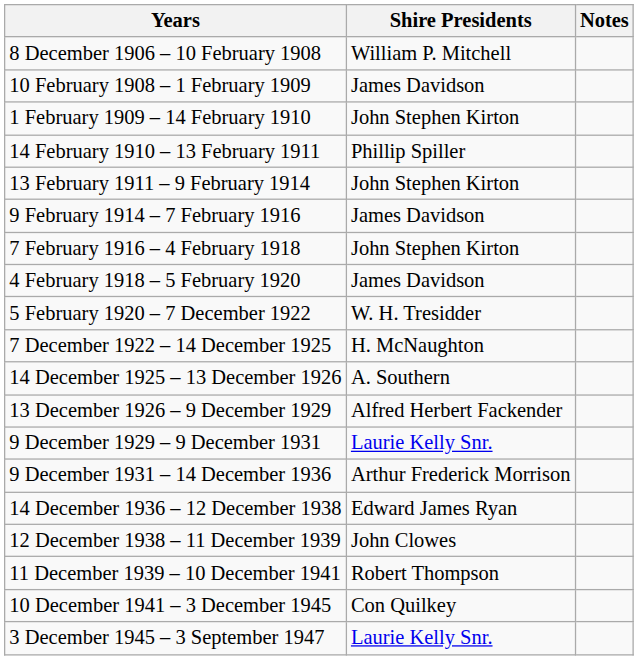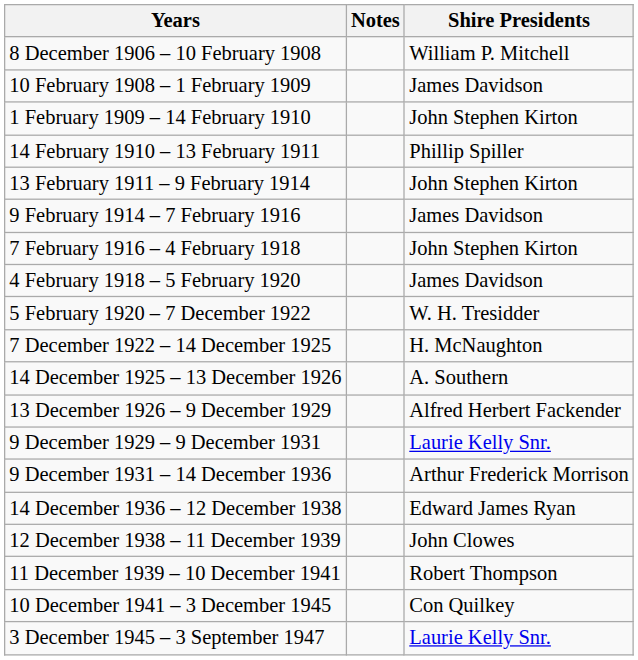columns swapped: (461, 20) <-> (604, 20)
